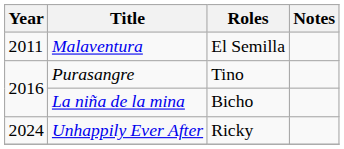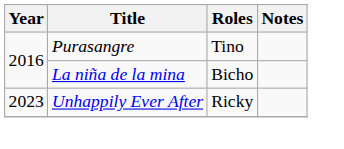- row: (97, 46)
(26, 130) 2024 -> (26, 102) 2023
